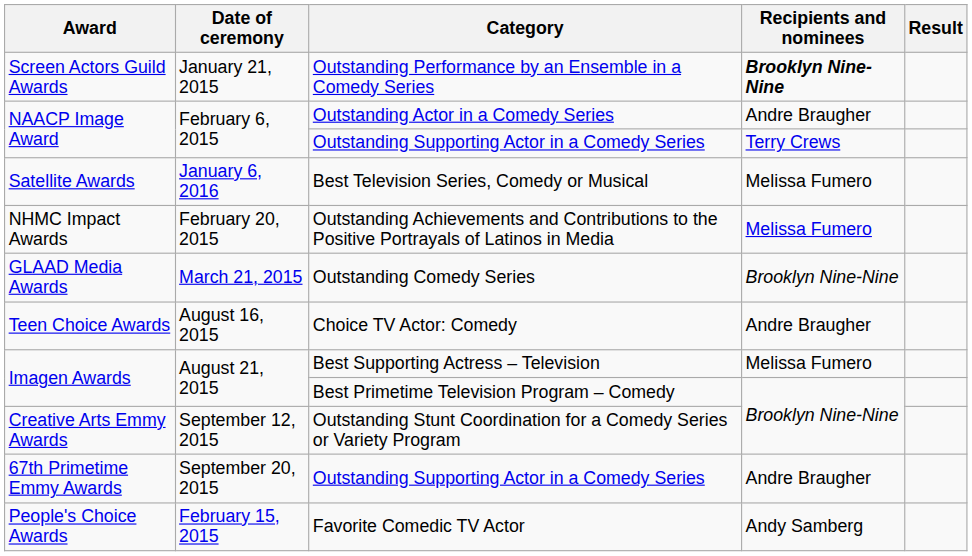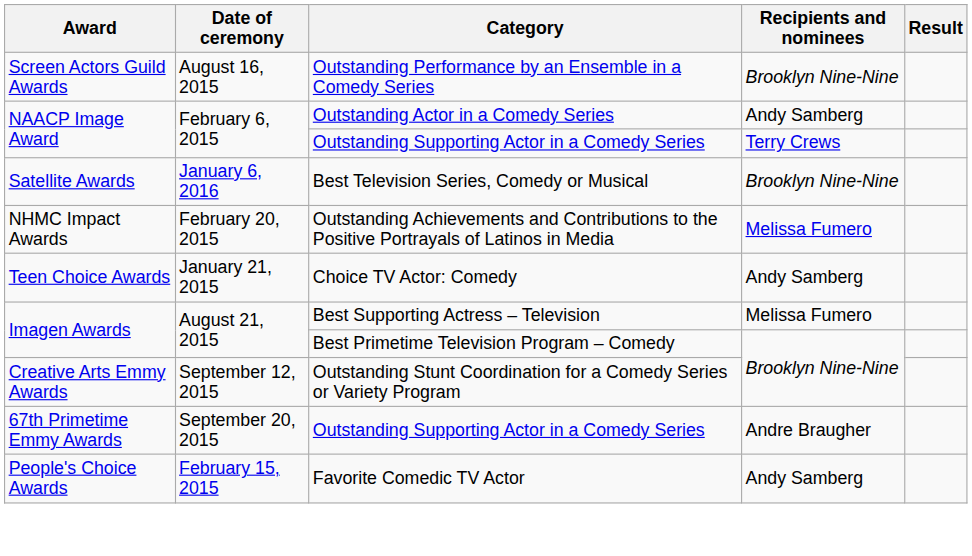(225, 76) January 21, 2015 -> (222, 76) August 16, 2015
(809, 76) bold -> (822, 76) normal
(808, 114) Andre Braugher -> (804, 114) Andy Samberg
(809, 181) Melissa Fumero -> (822, 181) Brooklyn Nine-Nine
- row: (65, 277)
(222, 325) August 16, 2015 -> (225, 277) January 21, 2015
(808, 325) Andre Braugher -> (804, 277) Andy Samberg
